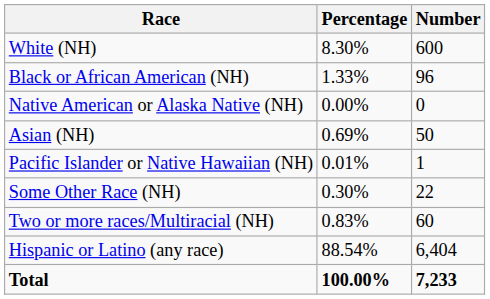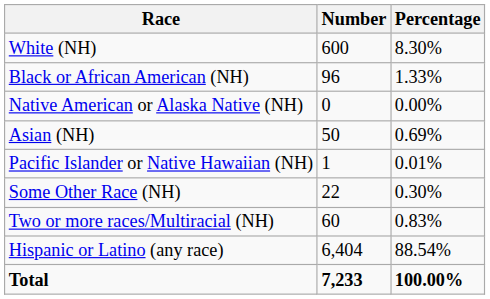columns swapped: (448, 18) <-> (364, 18)
